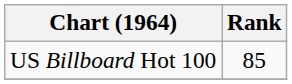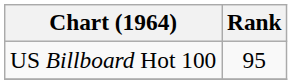(254, 60) 85 -> (254, 60) 95
